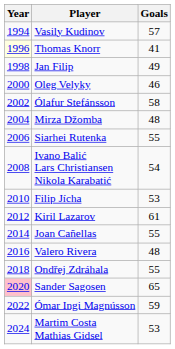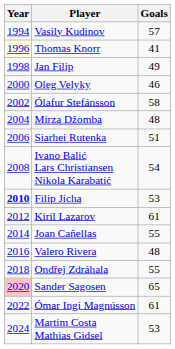(154, 137) 55 -> (154, 137) 51
(18, 198) normal -> (18, 198) bold
(154, 305) 59 -> (154, 305) 61
